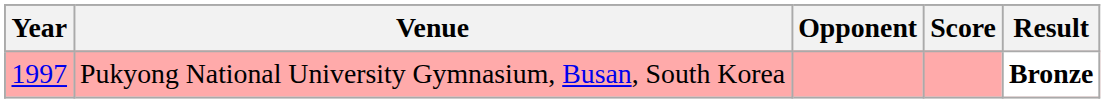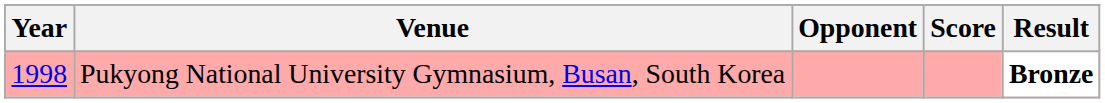(39, 73) 1997 -> (39, 73) 1998
